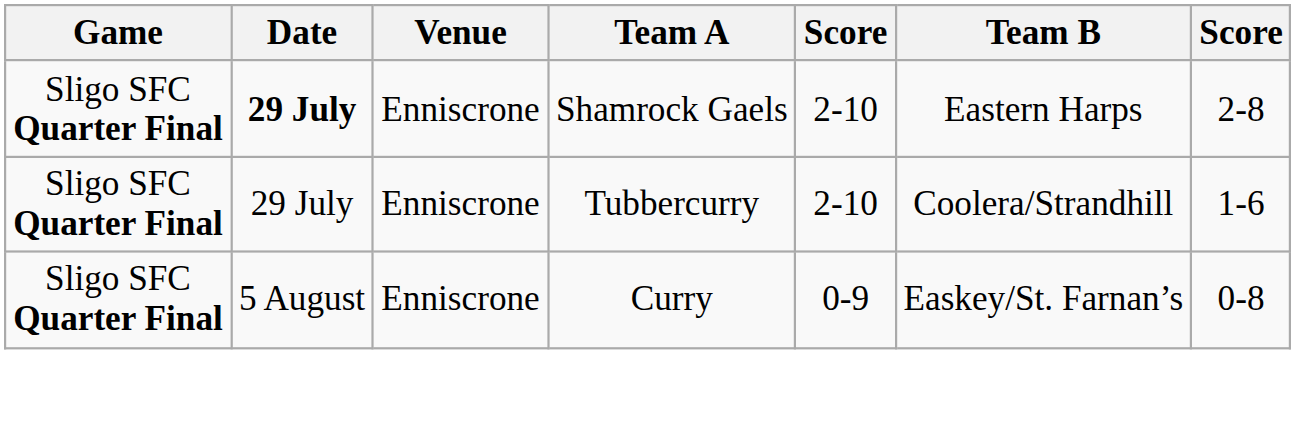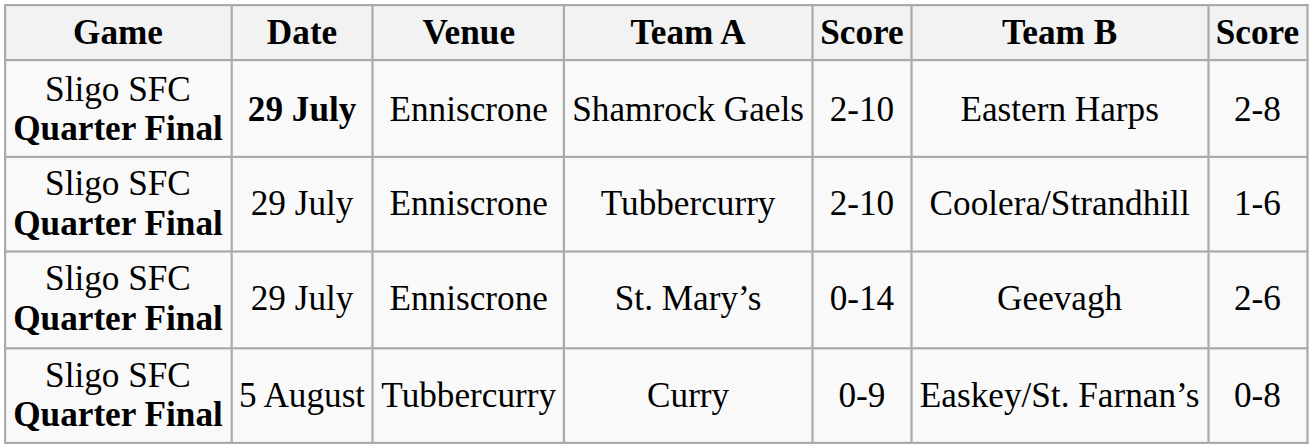+ row: (688, 298)
(461, 298) Enniscrone -> (469, 394) Tubbercurry
